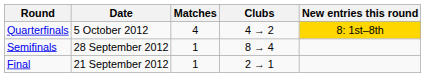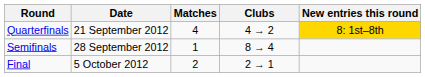(111, 30) 5 October 2012 -> (121, 30) 21 September 2012
(121, 64) 21 September 2012 -> (111, 64) 5 October 2012
(195, 64) 1 -> (195, 64) 2
